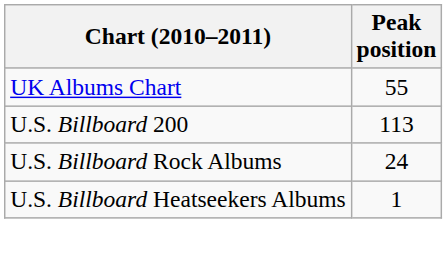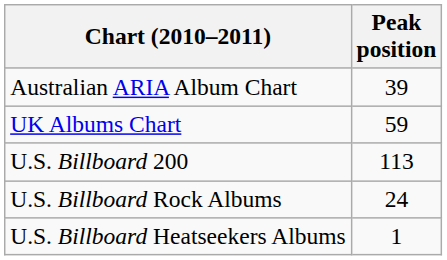+ row: (154, 86)
(396, 86) 55 -> (396, 124) 59
